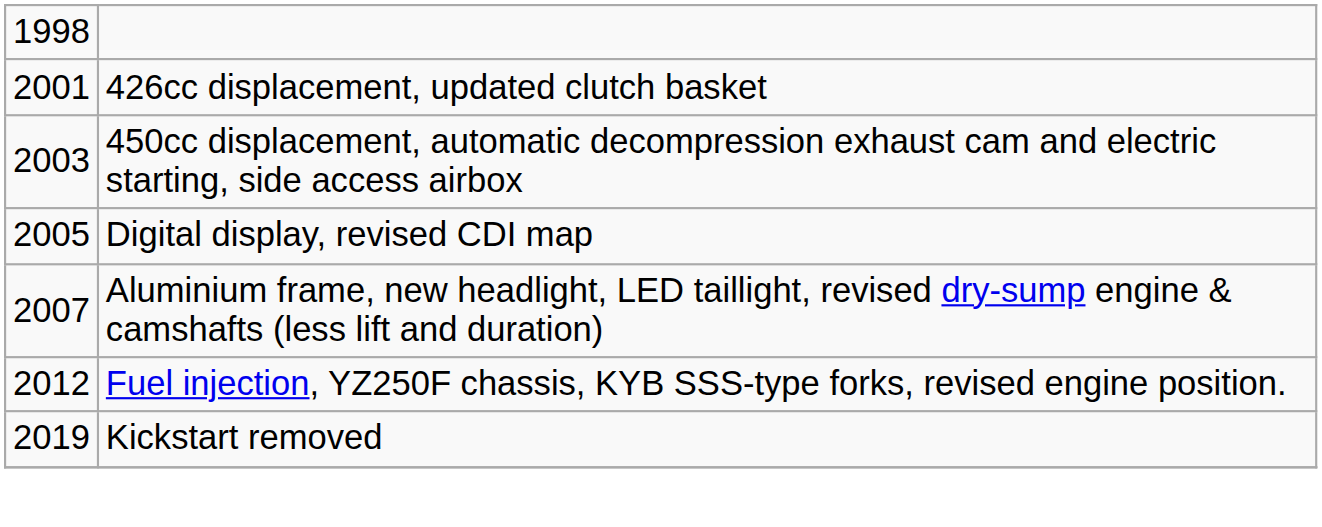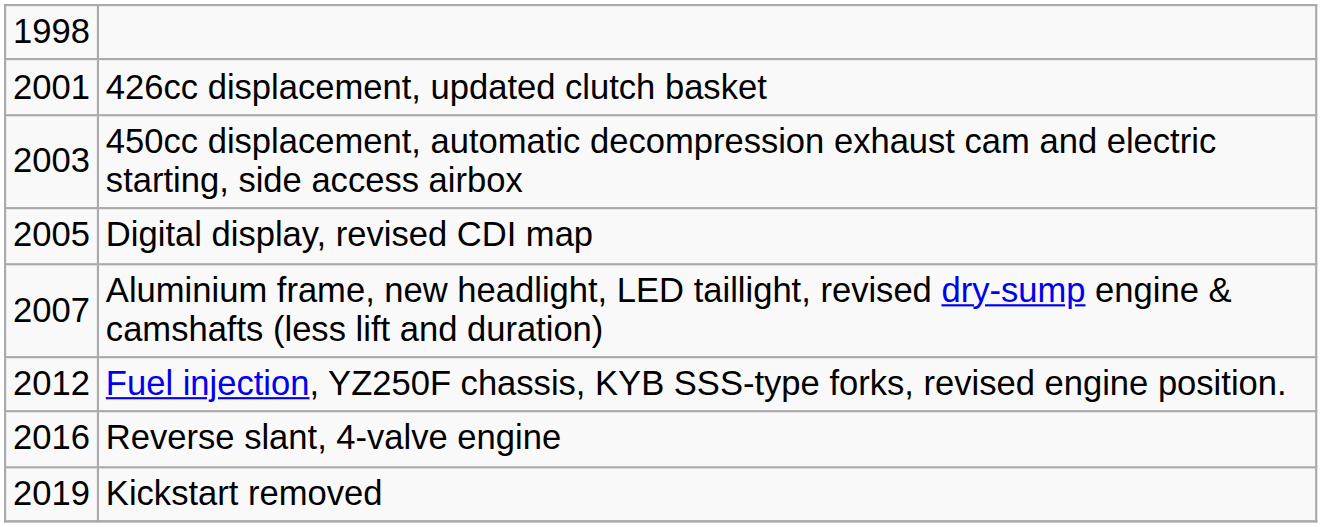+ row: (334, 438)
